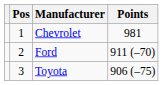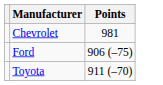- column: (21, 14)
(133, 52) 911 (–70) -> (110, 52) 906 (–75)
(133, 71) 906 (–75) -> (110, 71) 911 (–70)
